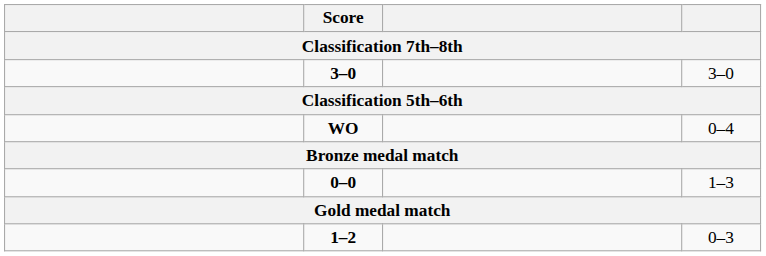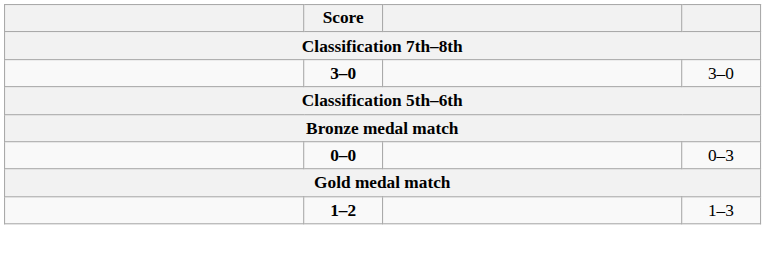- row: (343, 127)
(721, 182) 1–3 -> (721, 155) 0–3
(721, 237) 0–3 -> (721, 210) 1–3
